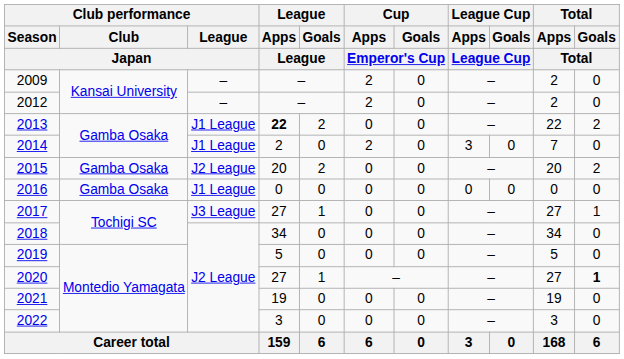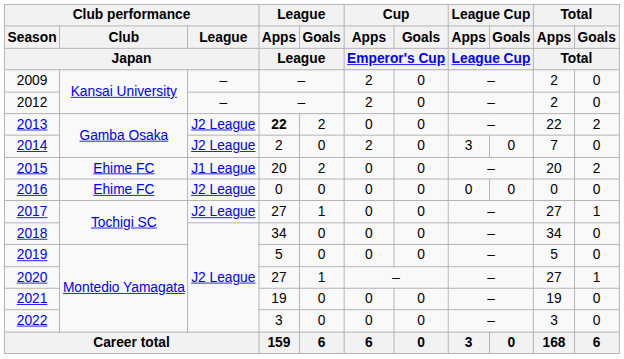(223, 124) J1 League -> (223, 124) J2 League
(223, 146) J1 League -> (223, 146) J2 League
(124, 168) Gamba Osaka -> (124, 168) Ehime FC
(223, 168) J2 League -> (223, 168) J1 League
(124, 189) Gamba Osaka -> (124, 189) Ehime FC
(223, 189) J1 League -> (223, 189) J2 League
(223, 211) J3 League -> (223, 211) J2 League
(597, 277) bold -> (597, 277) normal
